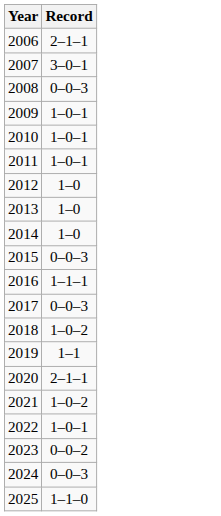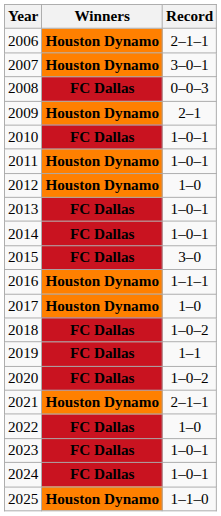+ column: (102, 16)
(69, 112) 1–0–1 -> (190, 112) 2–1
(69, 209) 1–0 -> (190, 209) 1–0–1
(69, 233) 1–0 -> (190, 233) 1–0–1
(69, 257) 0–0–3 -> (190, 257) 3–0
(69, 305) 0–0–3 -> (190, 305) 1–0
(69, 378) 2–1–1 -> (190, 378) 1–0–2
(69, 402) 1–0–2 -> (190, 402) 2–1–1
(69, 426) 1–0–1 -> (190, 426) 1–0
(69, 450) 0–0–2 -> (190, 450) 1–0–1
(69, 474) 0–0–3 -> (190, 474) 1–0–1
